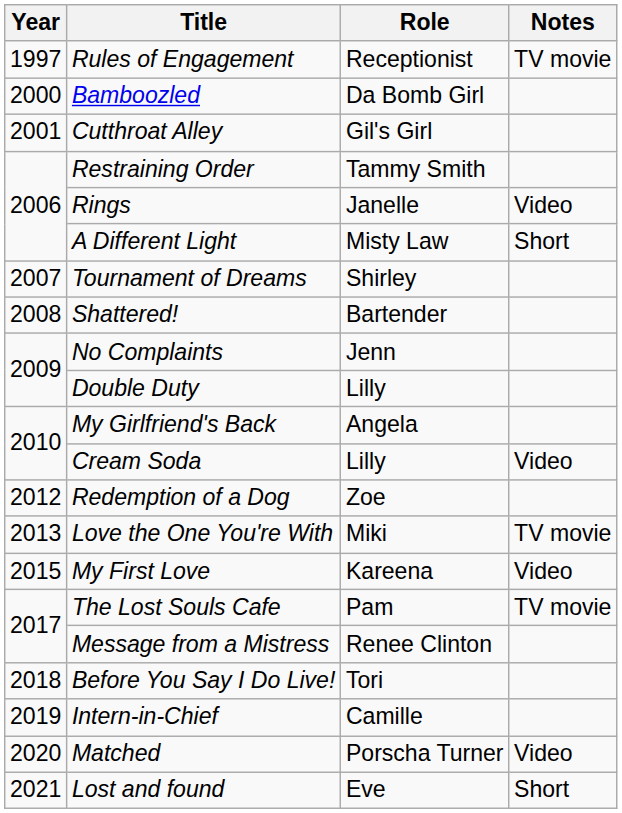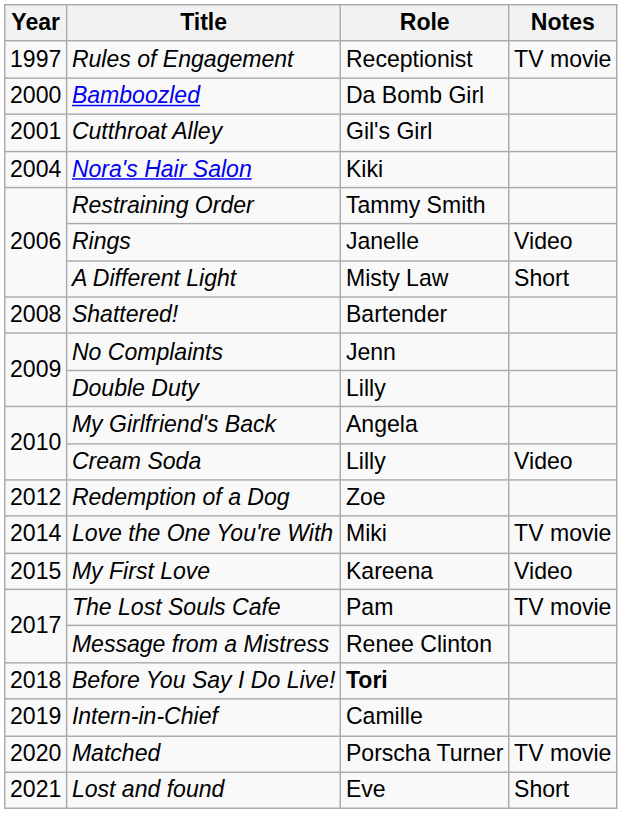+ row: (162, 168)
- row: (189, 278)
(36, 534) 2013 -> (36, 534) 2014
(365, 680) normal -> (367, 680) bold
(543, 753) Video -> (563, 753) TV movie
